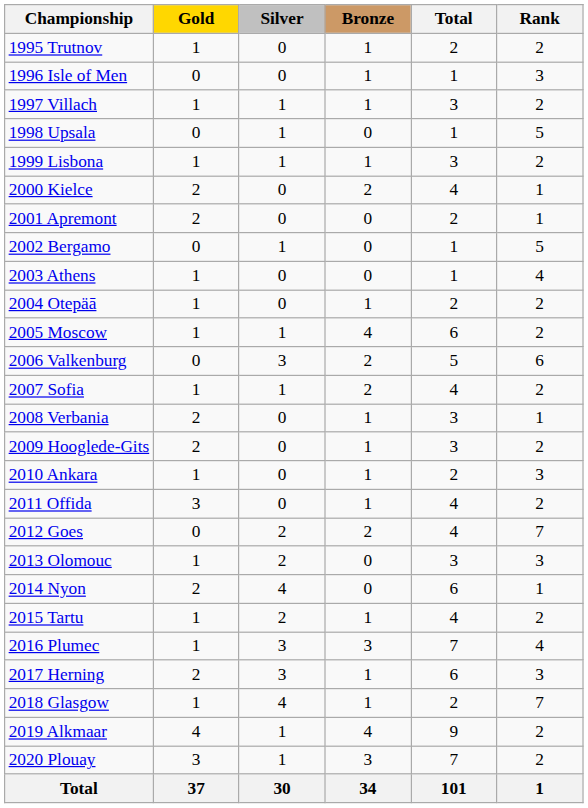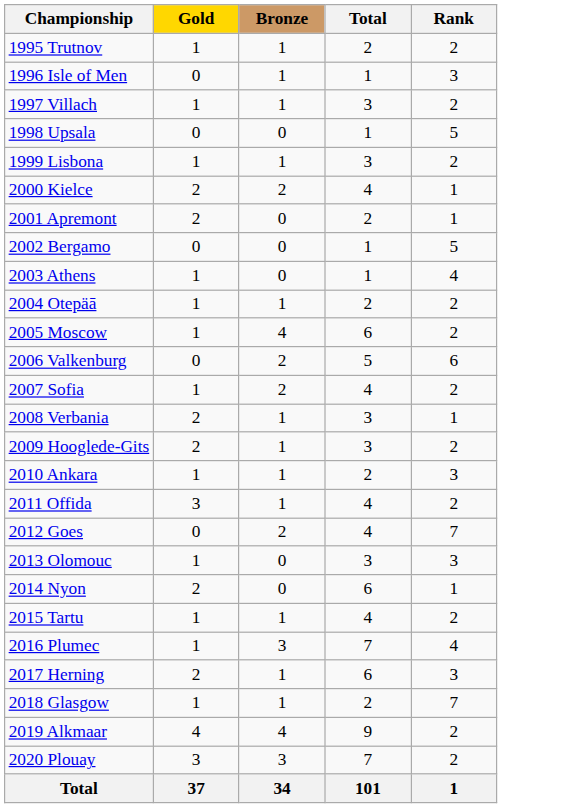- column: (282, 19)
